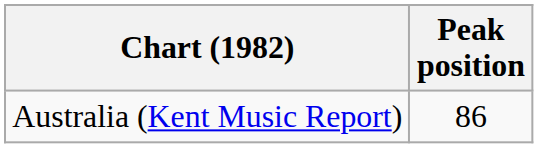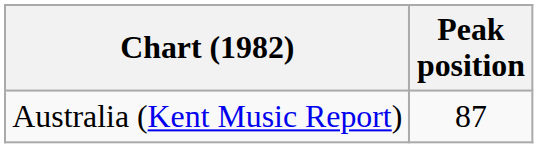(471, 116) 86 -> (471, 116) 87
